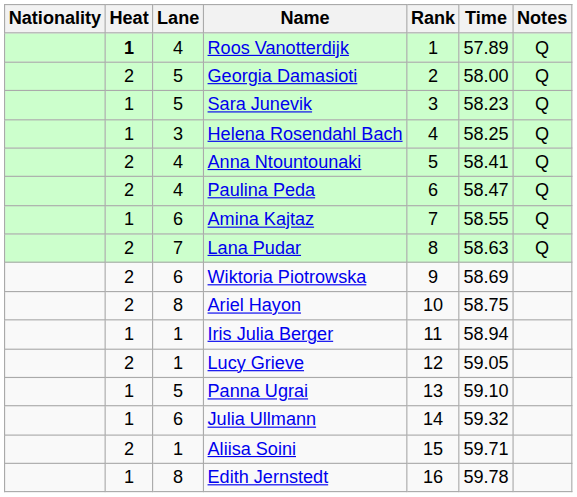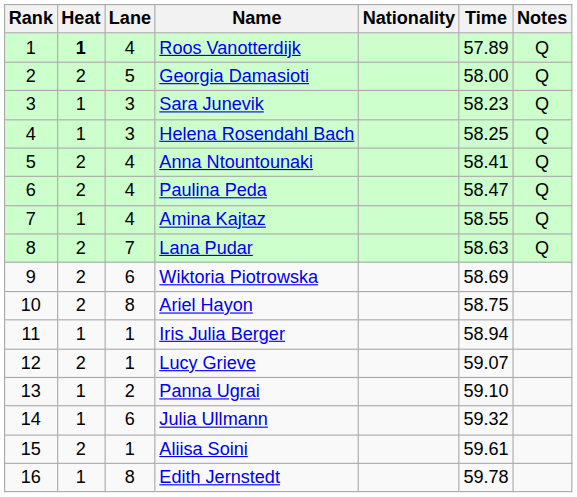columns swapped: (433, 18) <-> (55, 18)
(178, 104) 5 -> (130, 104) 3
(178, 219) 6 -> (130, 219) 4
(486, 362) 59.05 -> (486, 362) 59.07
(178, 391) 5 -> (130, 391) 2
(486, 448) 59.71 -> (486, 448) 59.61
